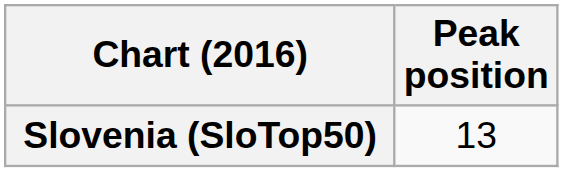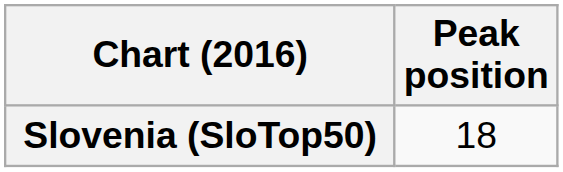(476, 135) 13 -> (476, 135) 18
